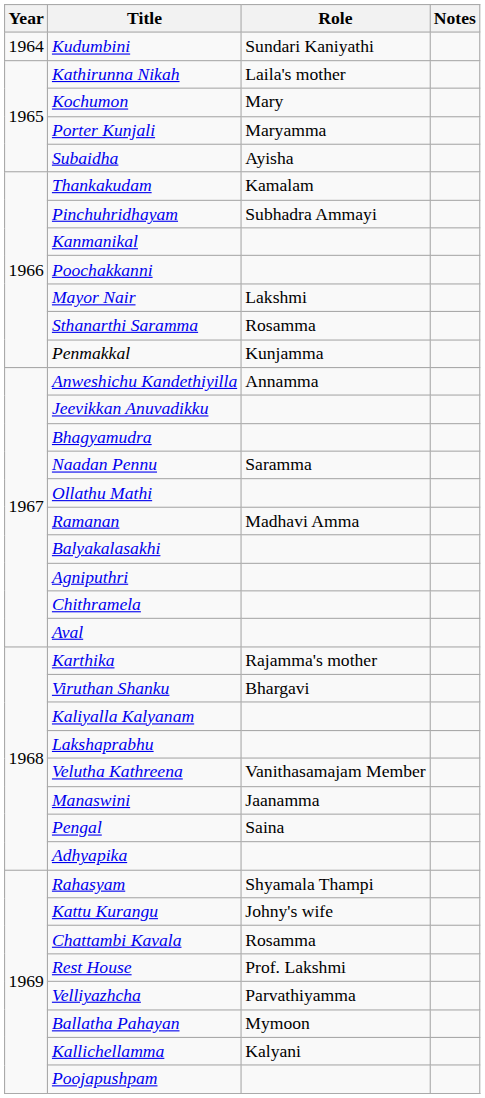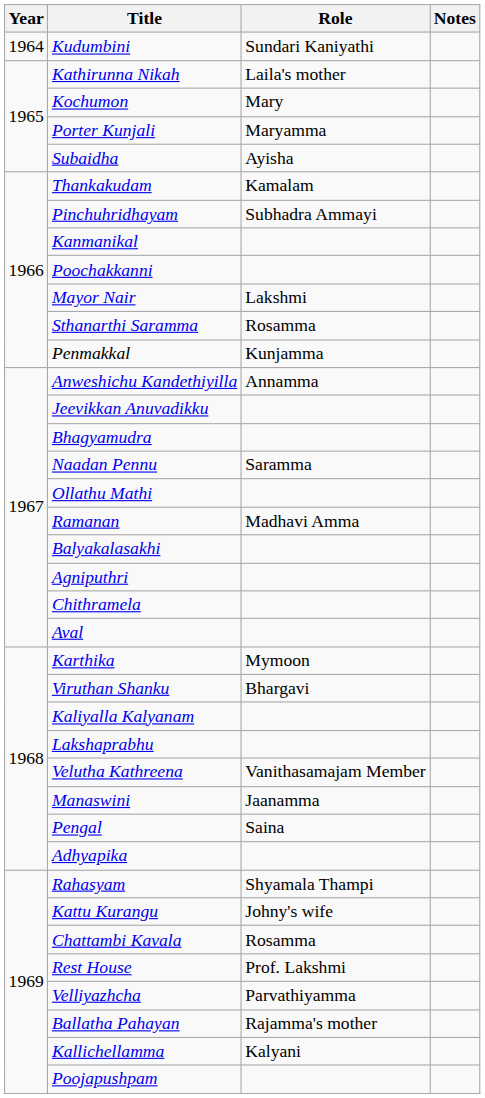(311, 660) Rajamma's mother -> (278, 660) Mymoon
(278, 1023) Mymoon -> (311, 1023) Rajamma's mother
